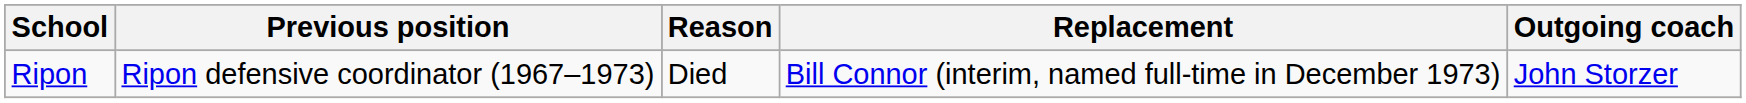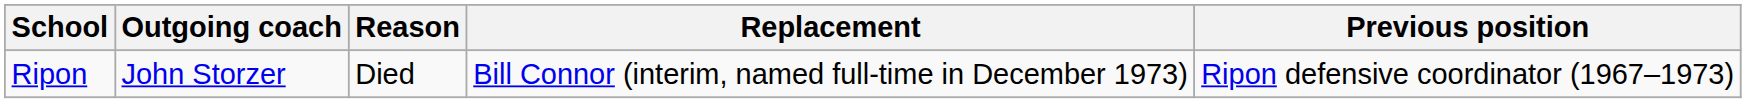columns swapped: (1624, 27) <-> (388, 27)
